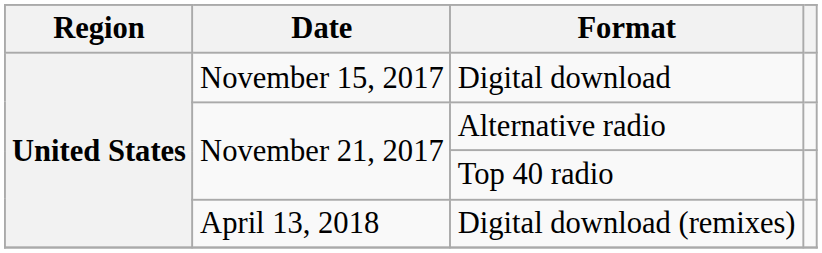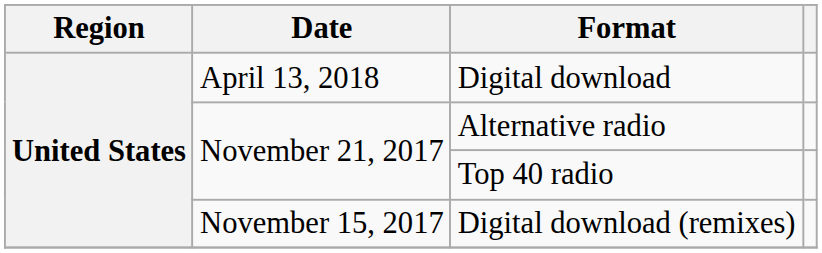(322, 77) November 15, 2017 -> (290, 77) April 13, 2018
(290, 222) April 13, 2018 -> (322, 222) November 15, 2017
